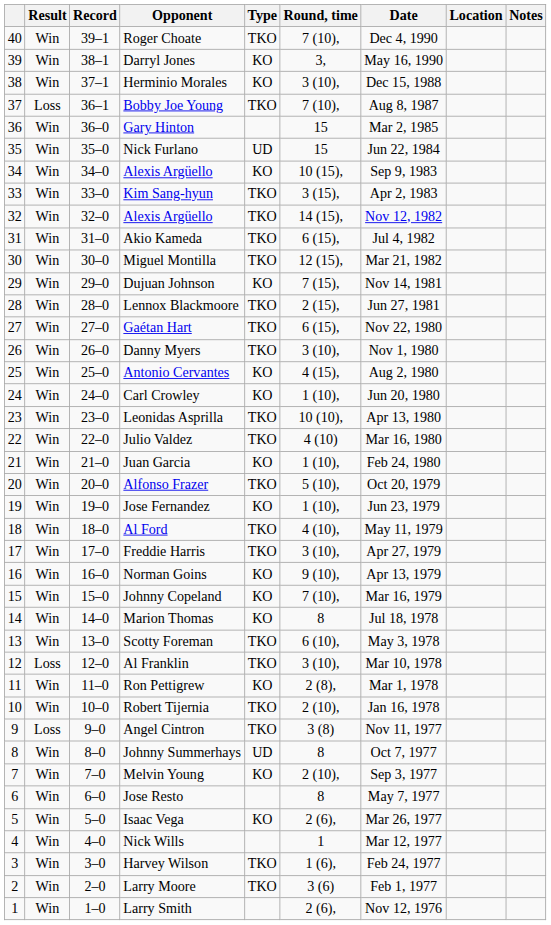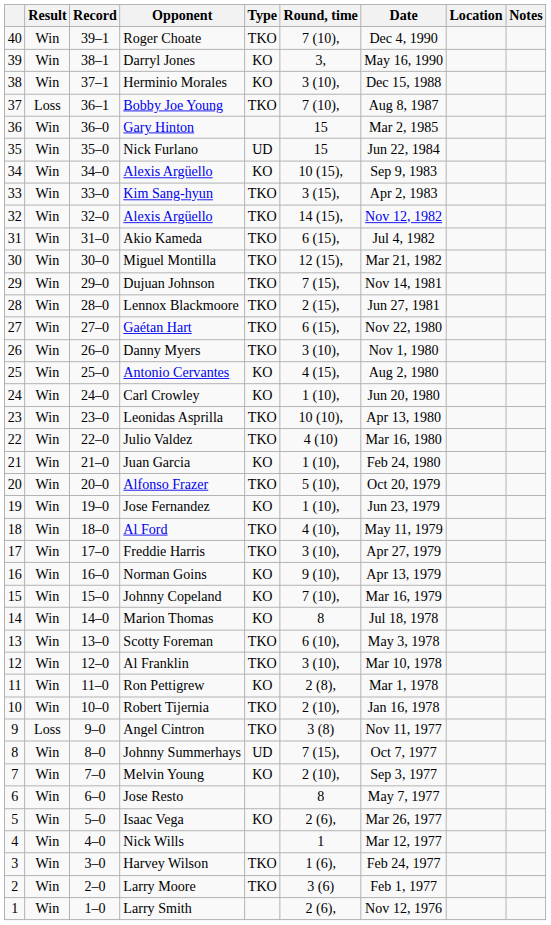(262, 283) KO -> (262, 283) TKO
(47, 663) Loss -> (47, 663) Win
(321, 752) 8 -> (321, 752) 7 (15),
